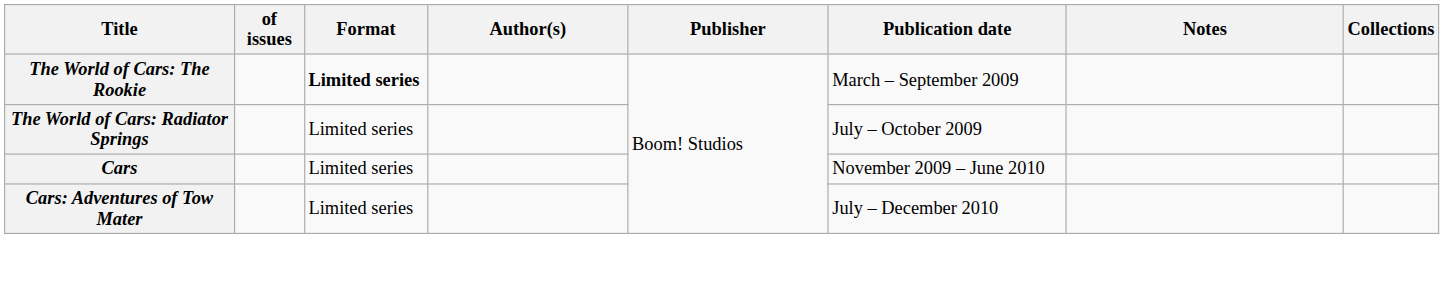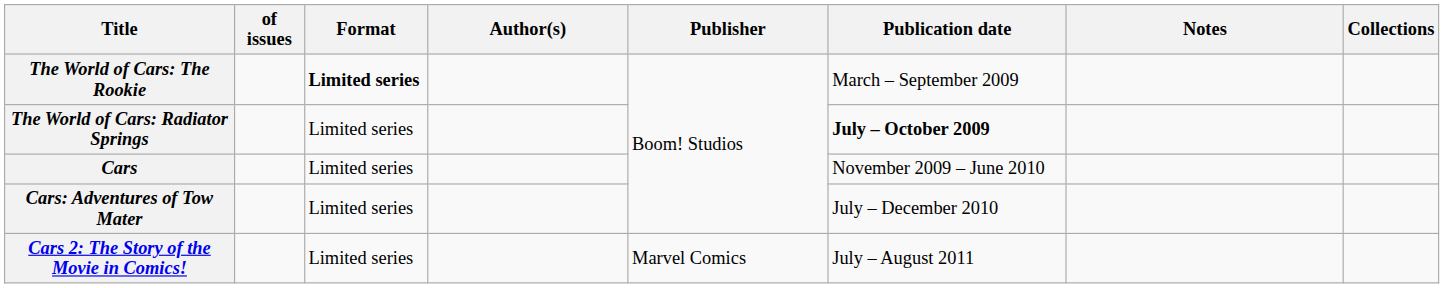(907, 129) normal -> (911, 129) bold
+ row: (119, 258)
